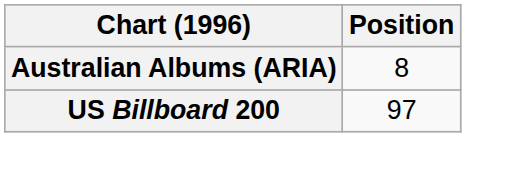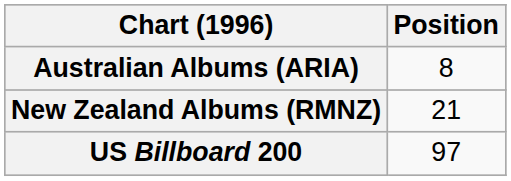+ row: (196, 110)
